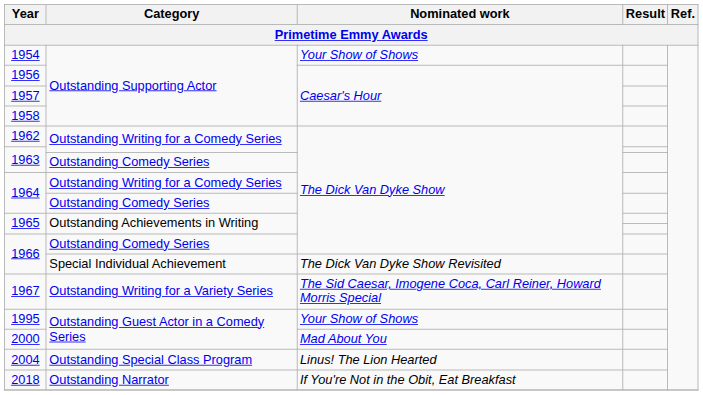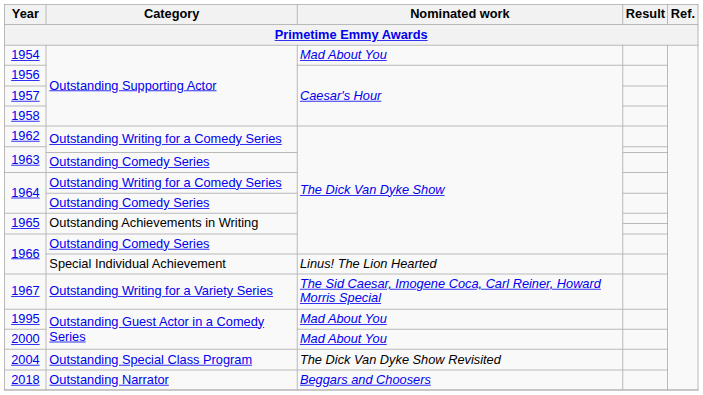(359, 55) Your Show of Shows -> (343, 55) Mad About You
(400, 264) The Dick Van Dyke Show Revisited -> (368, 264) Linus! The Lion Hearted
(359, 319) Your Show of Shows -> (343, 319) Mad About You
(368, 359) Linus! The Lion Hearted -> (400, 359) The Dick Van Dyke Show Revisited
(408, 380) If You're Not in the Obit, Eat Breakfast -> (365, 380) Beggars and Choosers
